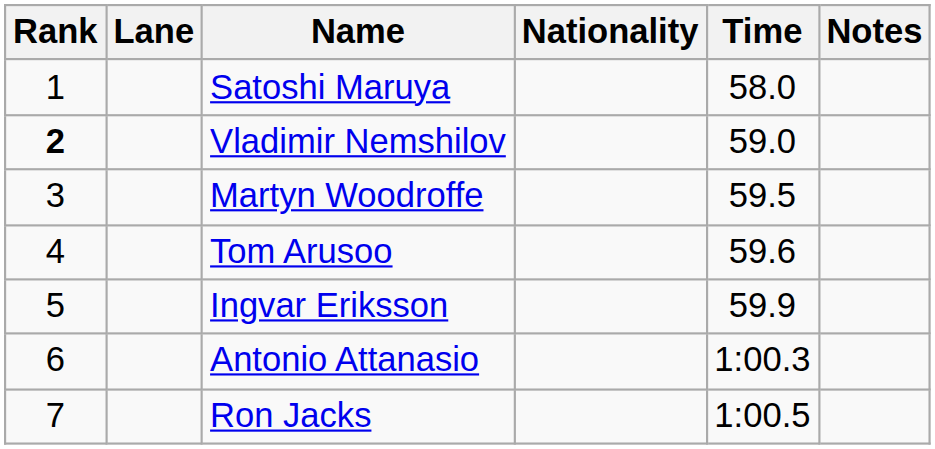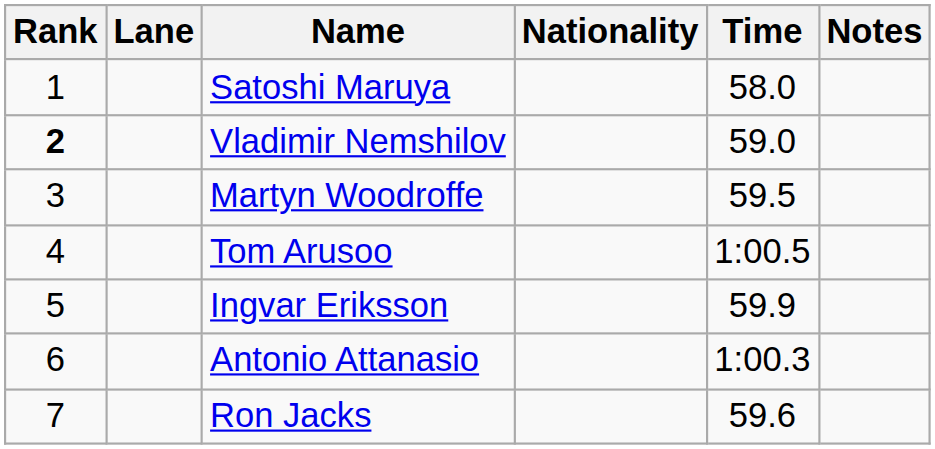(762, 251) 59.6 -> (762, 251) 1:00.5
(762, 415) 1:00.5 -> (762, 415) 59.6
